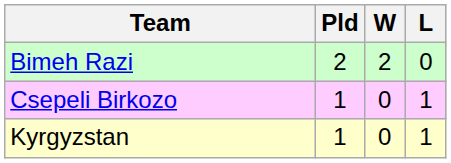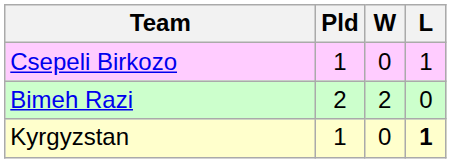rows swapped: (72, 61) <-> (94, 99)
(426, 137) normal -> (426, 137) bold
